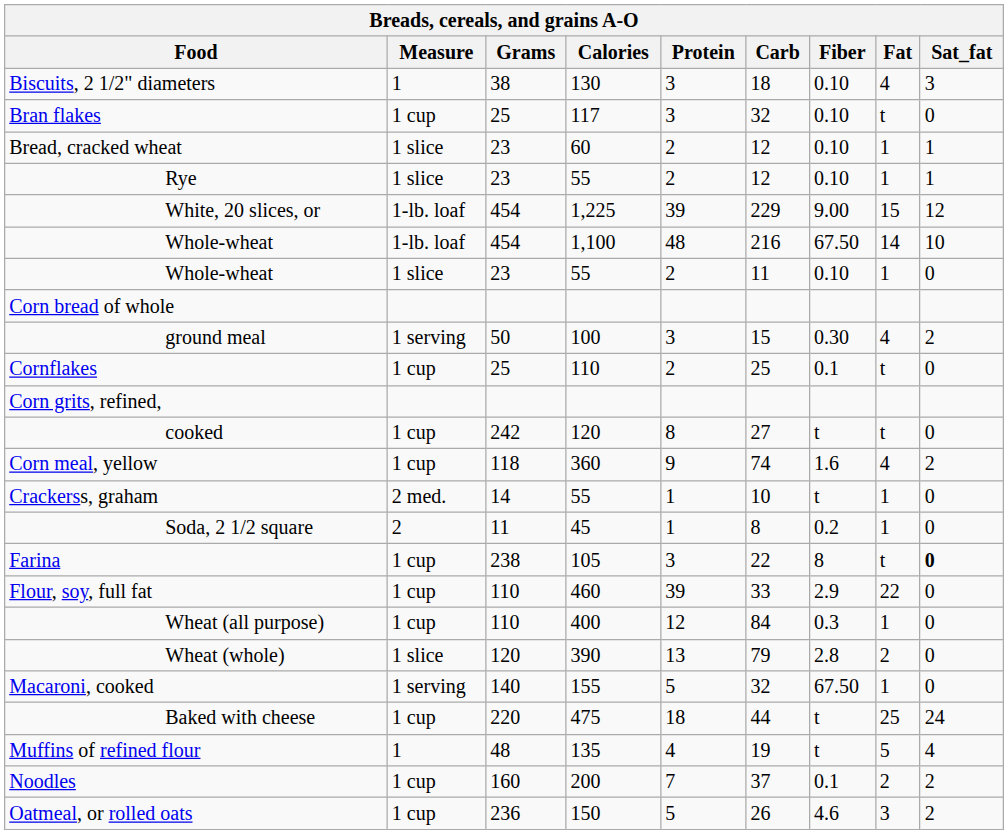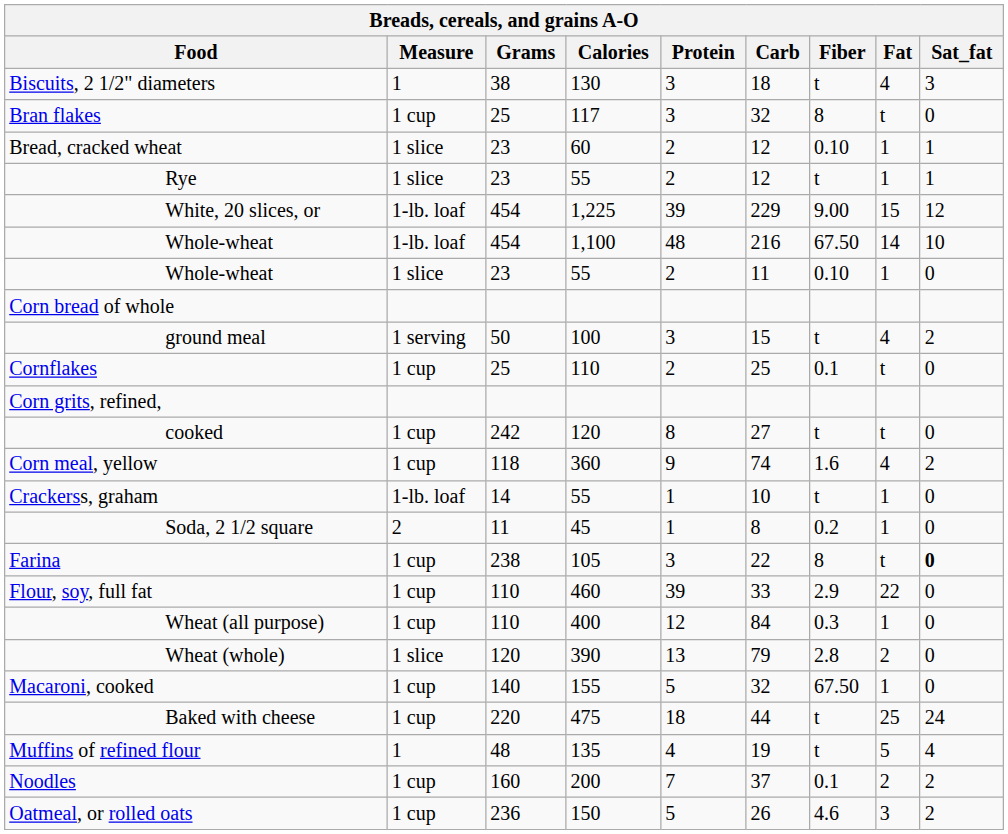(831, 83) 0.10 -> (817, 83) t
(831, 115) 0.10 -> (819, 115) 8
(831, 178) 0.10 -> (817, 178) t
(831, 337) 0.30 -> (817, 337) t
(419, 496) 2 med. -> (428, 496) 1-lb. loaf
(429, 686) 1 serving -> (414, 686) 1 cup
